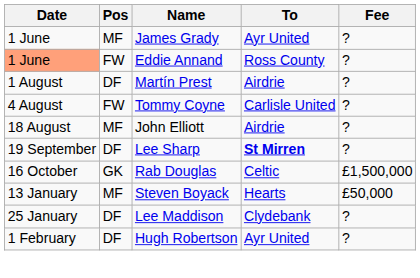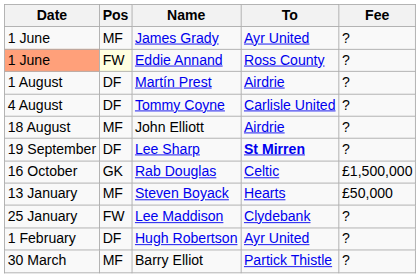(114, 60) no background -> (114, 60) lightyellow background
(114, 104) FW -> (112, 104) DF
(112, 216) DF -> (114, 216) FW
+ row: (169, 261)
